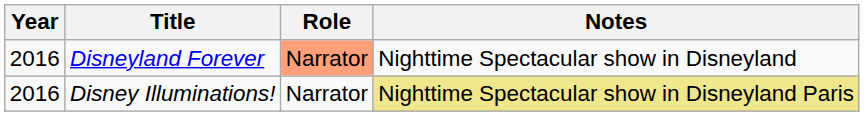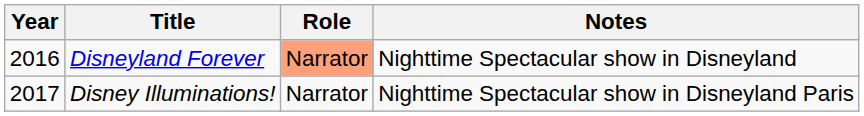(35, 93) 2016 -> (35, 93) 2017
(616, 93) khaki background -> (616, 93) no background
